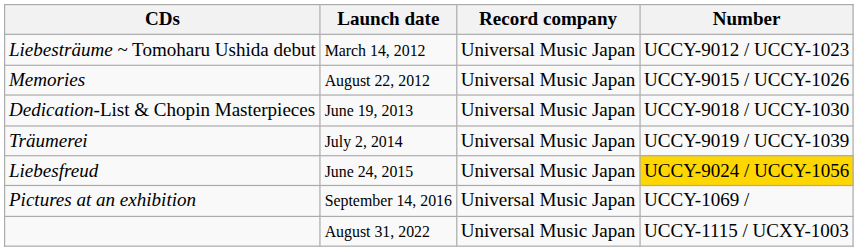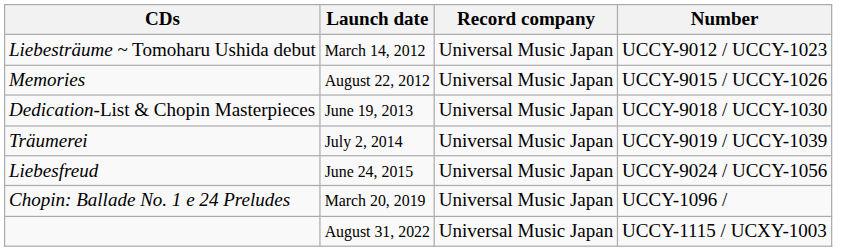(747, 170) gold background -> (725, 170) no background
- row: (102, 200)
+ row: (150, 200)
